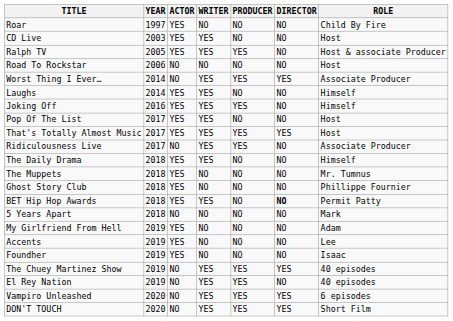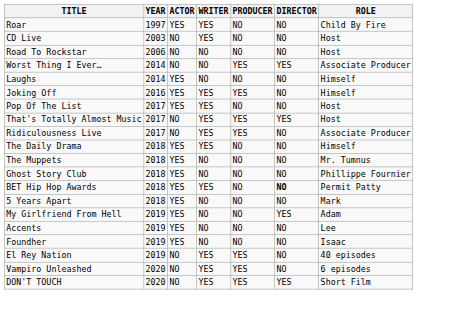(204, 25) NO -> (206, 25) YES
(177, 38) YES -> (175, 38) NO
- row: (26, 52)
(206, 79) YES -> (204, 65) NO
(206, 92) YES -> (204, 79) NO
(177, 133) YES -> (175, 120) NO
(175, 214) NO -> (177, 201) YES
(282, 228) NO -> (284, 214) YES
- row: (64, 269)
(284, 296) YES -> (282, 269) NO
